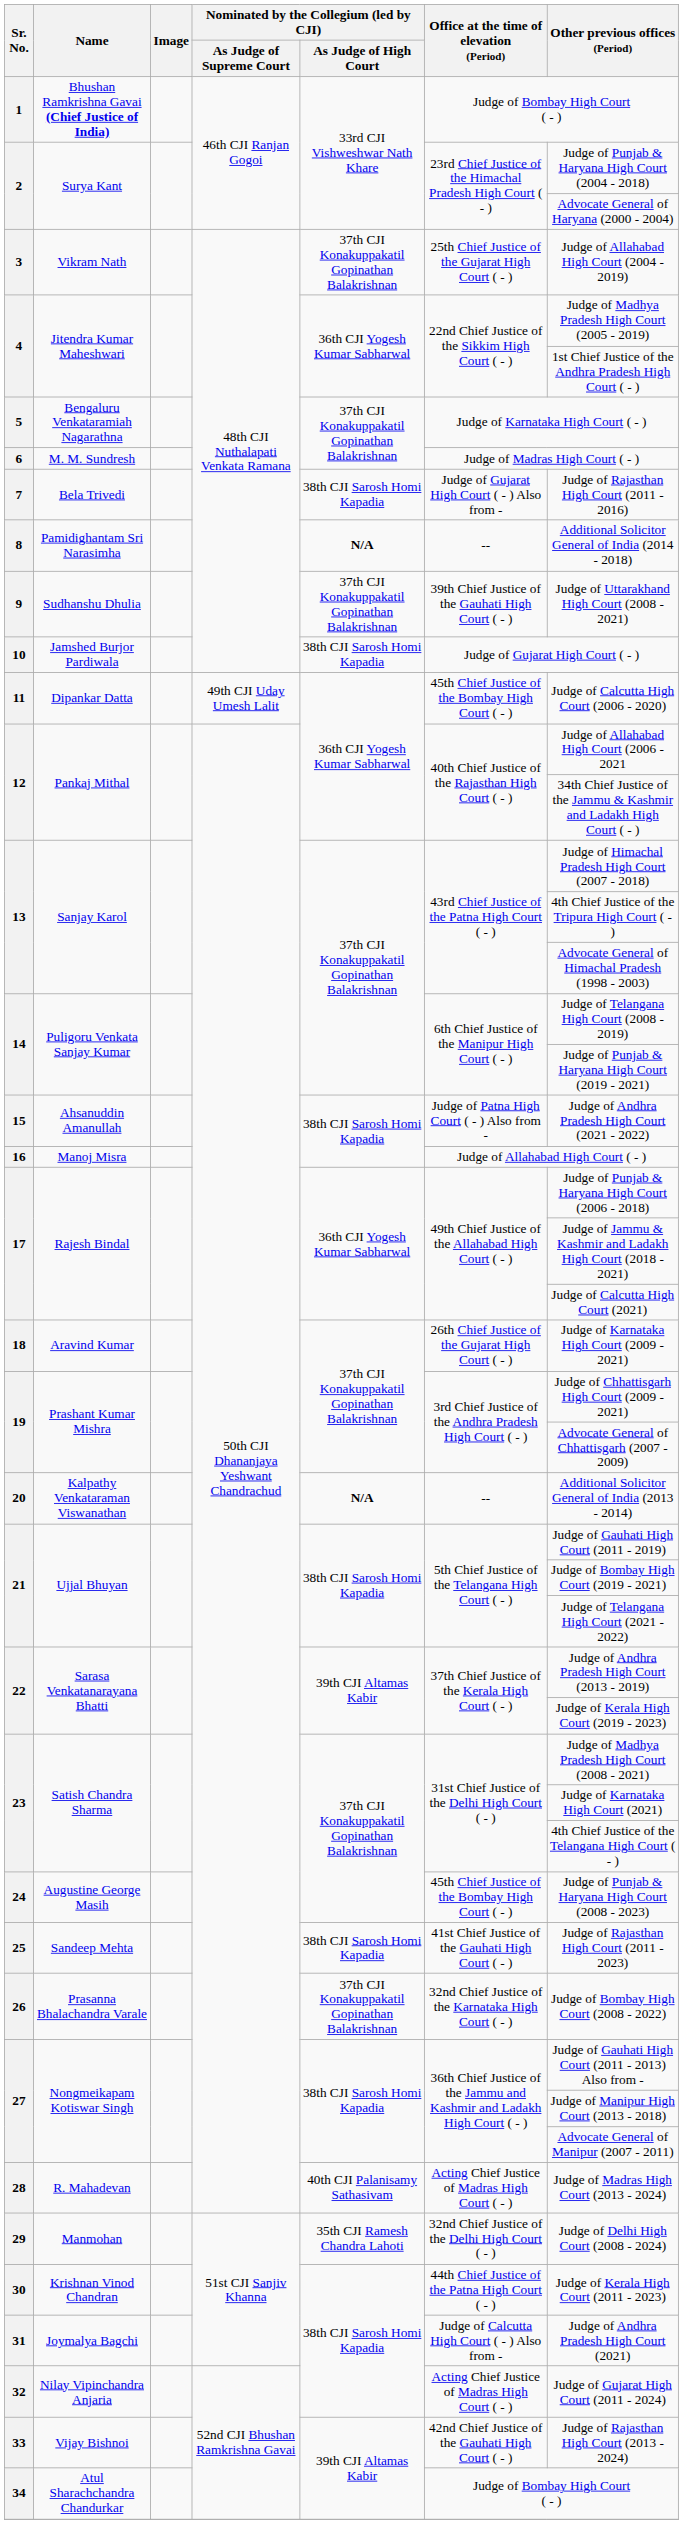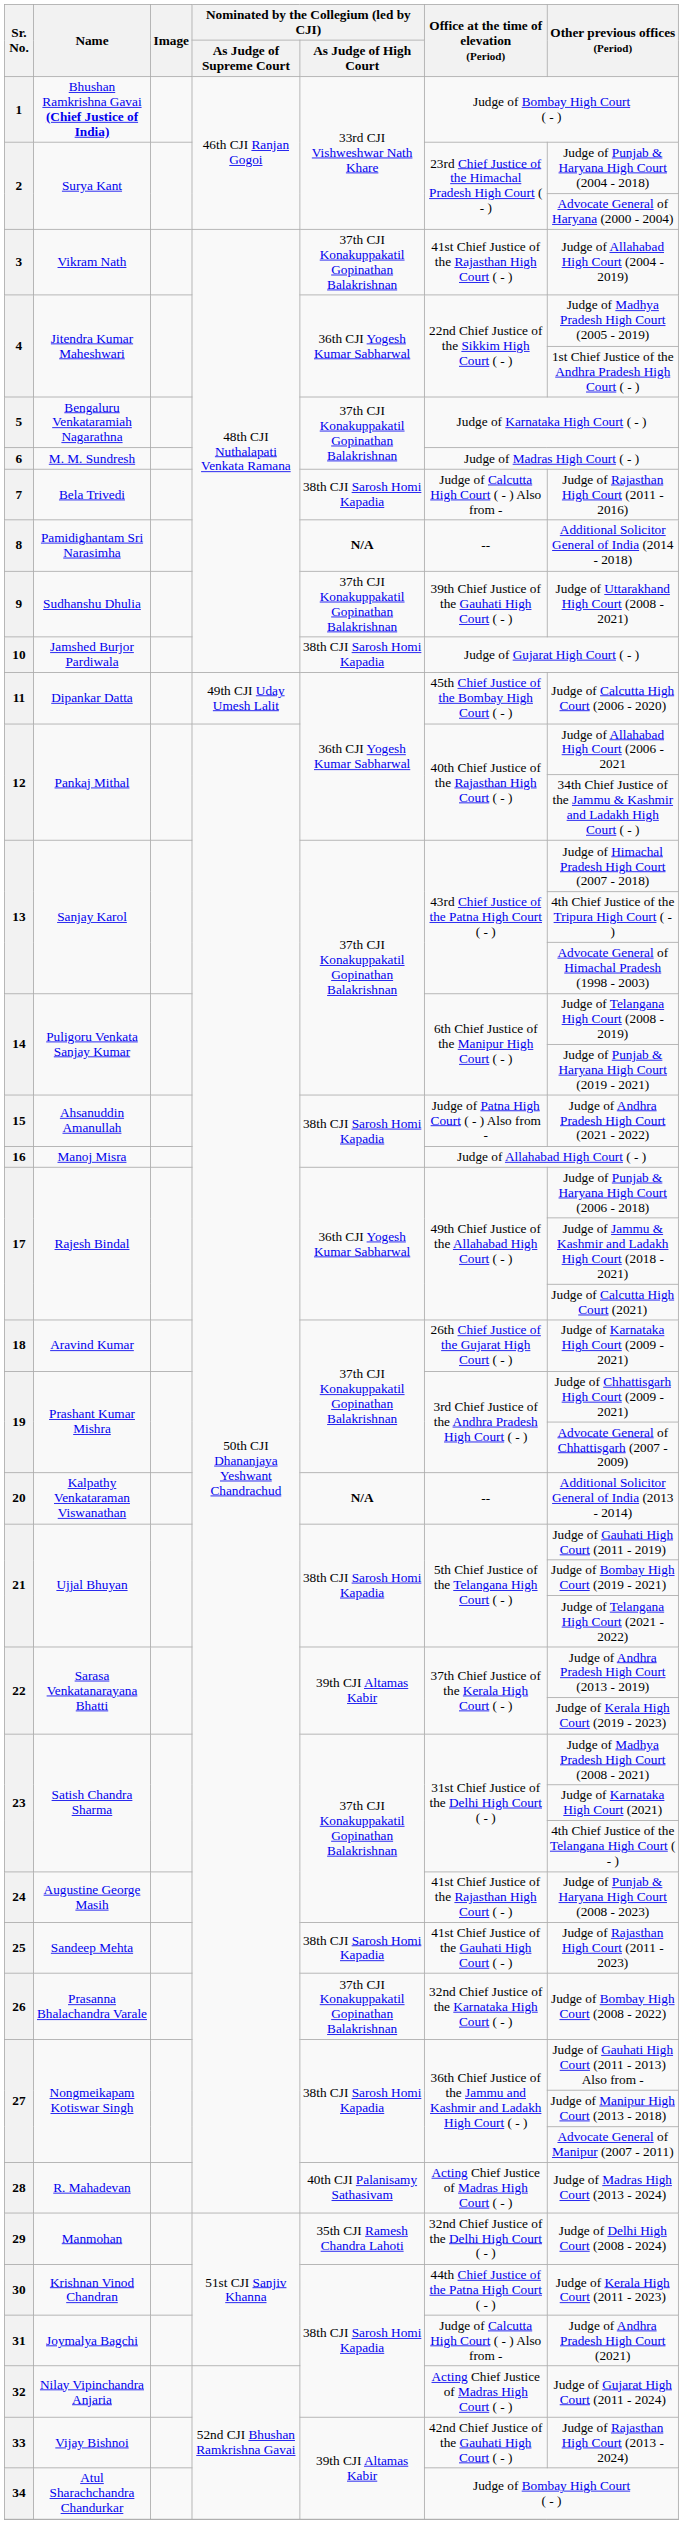(486, 262) 25th Chief Justice of the Gujarat High Court ( - ) -> (486, 262) 41st Chief Justice of the Rajasthan High Court ( - )
(486, 494) Judge of Gujarat High Court ( - ) Also from - -> (486, 494) Judge of Calcutta High Court ( - ) Also from -
(486, 1897) 45th Chief Justice of the Bombay High Court ( - ) -> (486, 1897) 41st Chief Justice of the Rajasthan High Court ( - )
